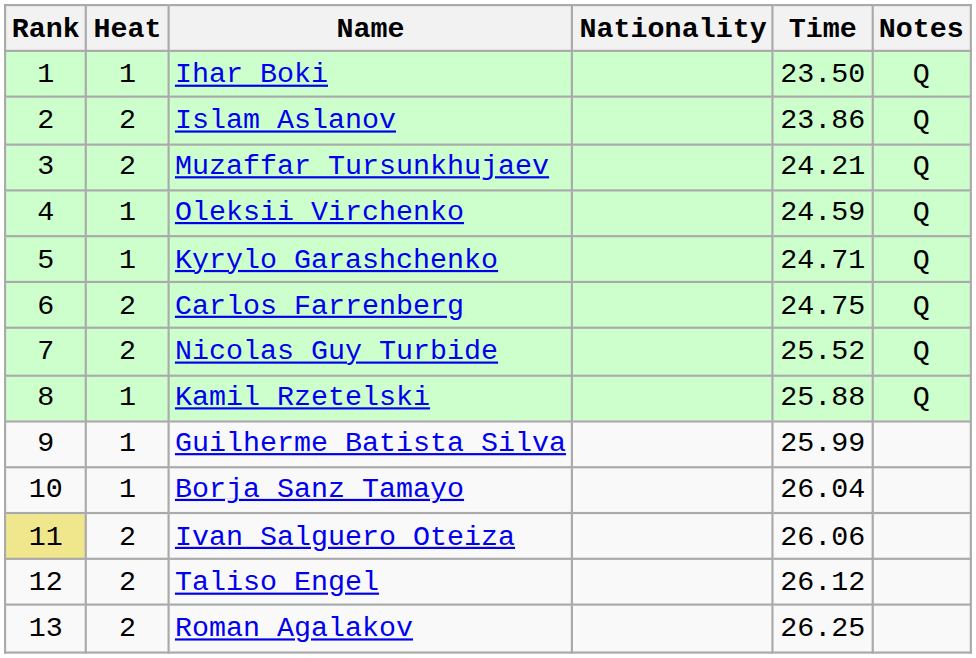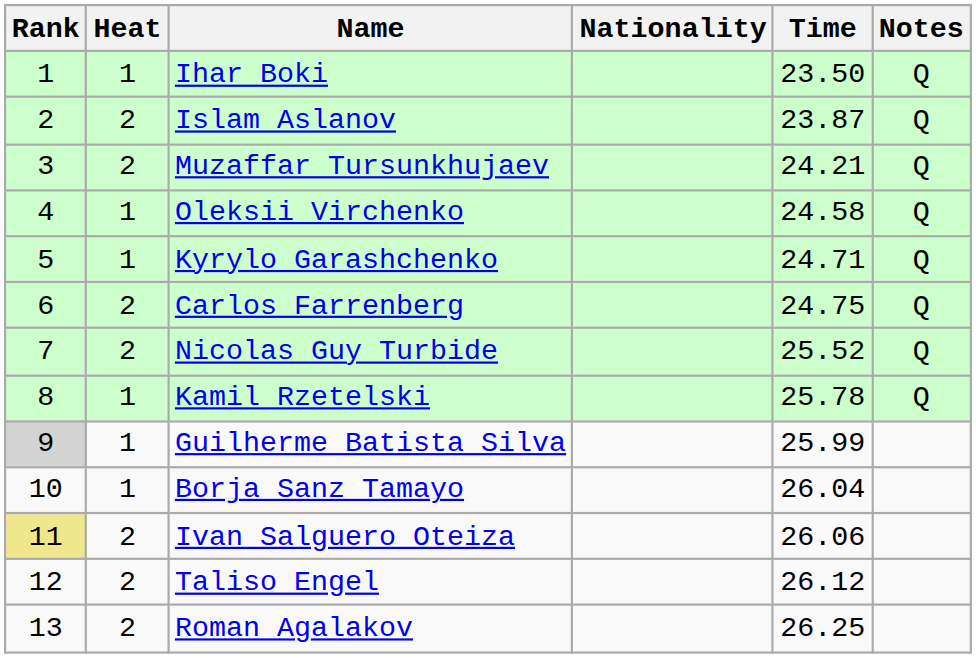(823, 121) 23.86 -> (823, 121) 23.87
(823, 213) 24.59 -> (823, 213) 24.58
(823, 398) 25.88 -> (823, 398) 25.78
(46, 444) no background -> (46, 444) lightgrey background
